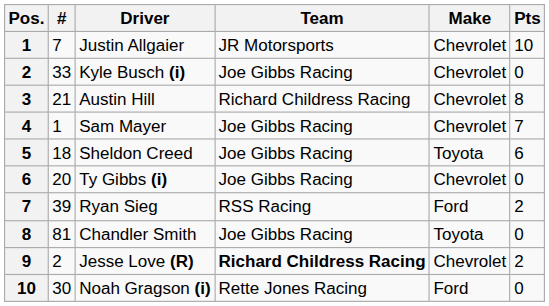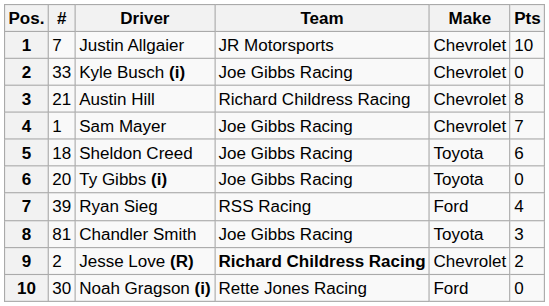(470, 180) Chevrolet -> (459, 180) Toyota
(519, 207) 2 -> (519, 207) 4
(519, 234) 0 -> (519, 234) 3
